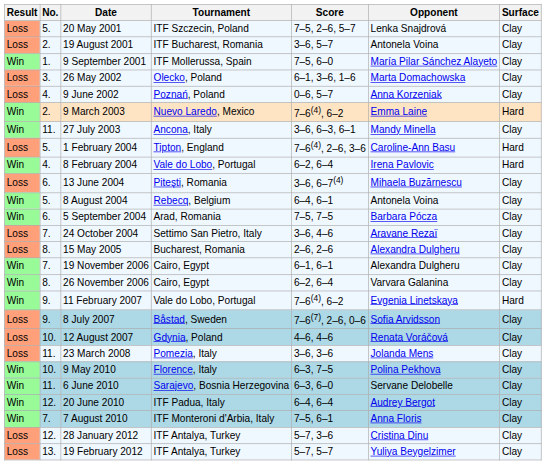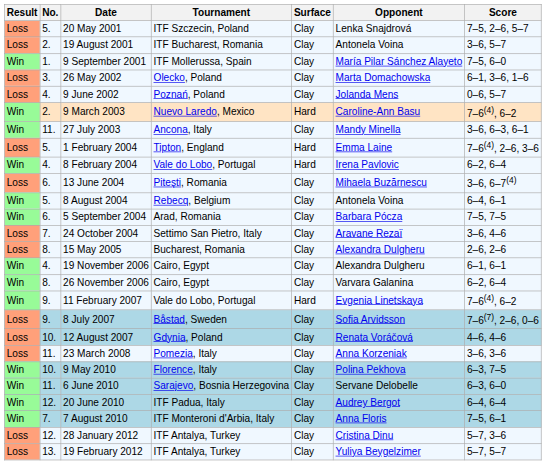columns swapped: (520, 12) <-> (330, 12)
(406, 94) Anna Korzeniak -> (367, 94) Jolanda Mens
(399, 111) Emma Laine -> (378, 111) Caroline-Ann Basu
(413, 147) Caroline-Ann Basu -> (364, 147) Emma Laine
(46, 265) 7. -> (46, 265) 4.
(402, 353) Jolanda Mens -> (371, 353) Anna Korzeniak
